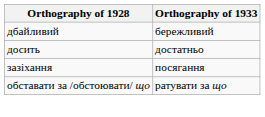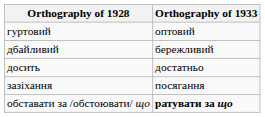+ row: (29, 31)
(191, 85) normal -> (194, 103) bold
